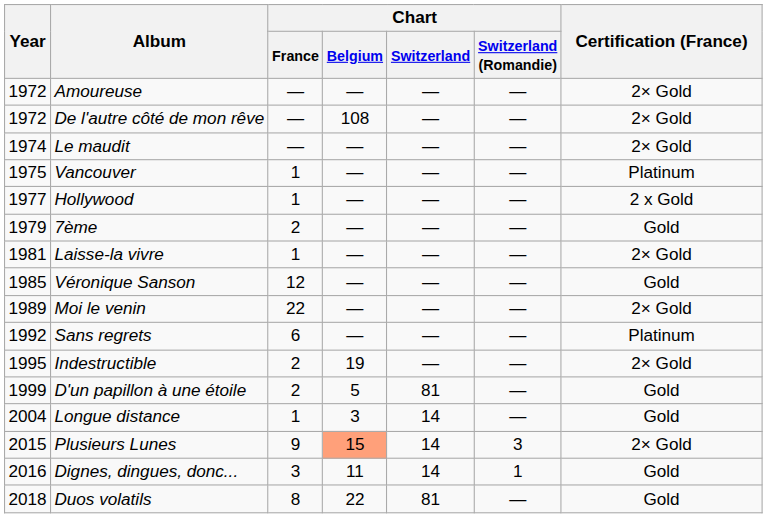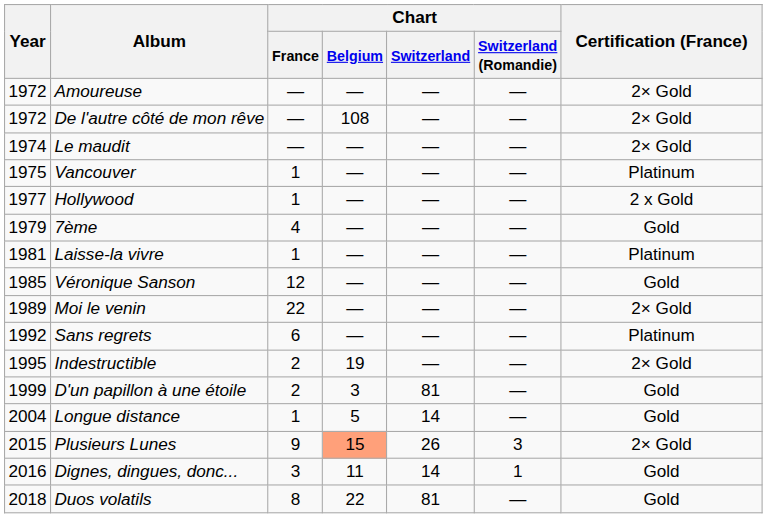(296, 227) 2 -> (296, 227) 4
(662, 254) 2× Gold -> (662, 254) Platinum
(355, 390) 5 -> (355, 390) 3
(355, 417) 3 -> (355, 417) 5
(431, 444) 14 -> (431, 444) 26
